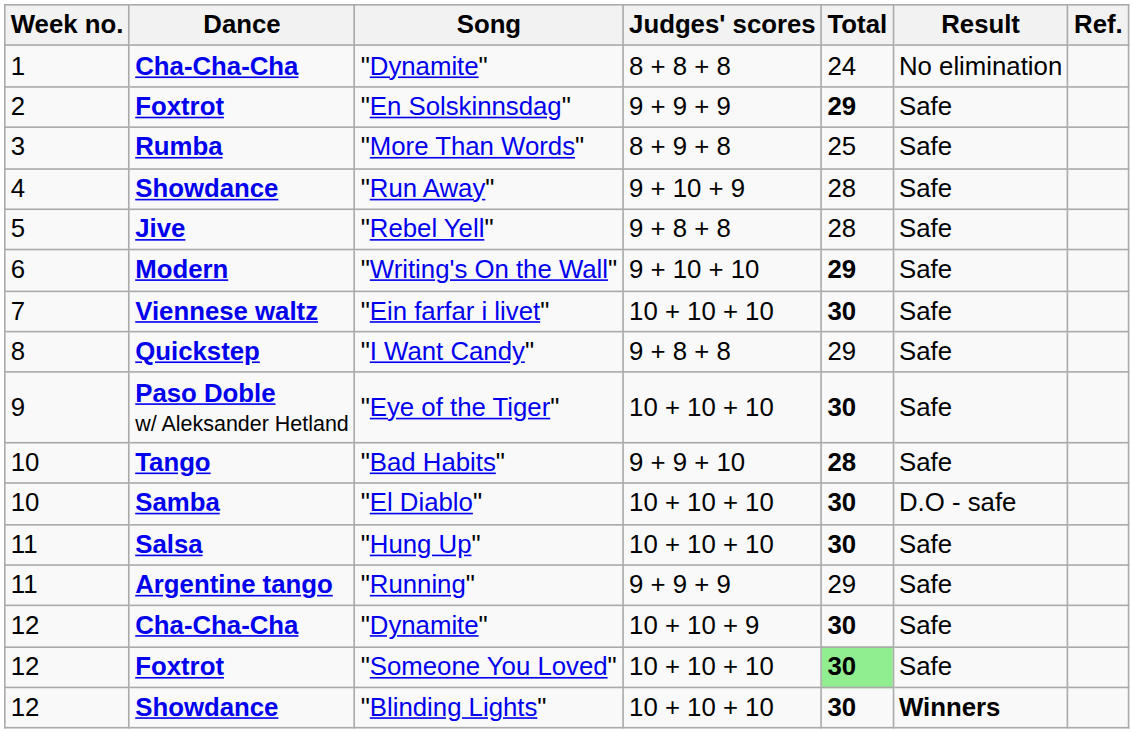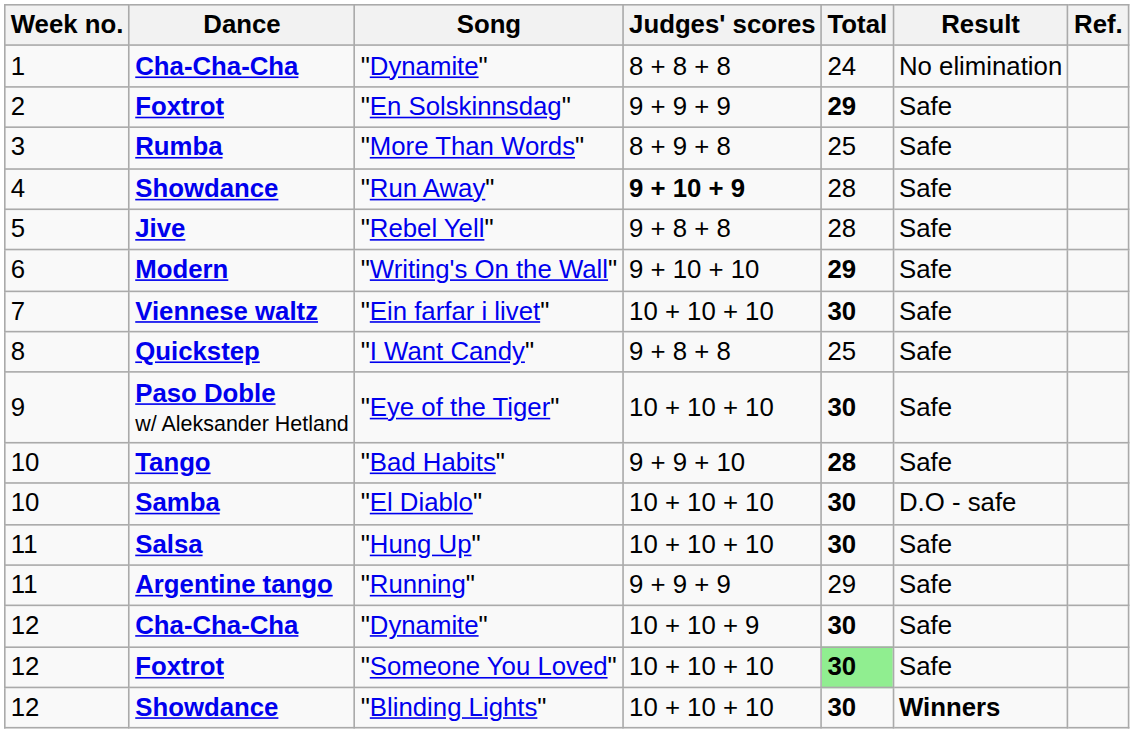(687, 188) normal -> (687, 188) bold
(842, 351) 29 -> (842, 351) 25
